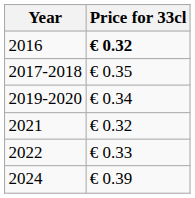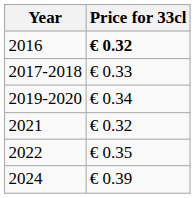(111, 71) € 0.35 -> (111, 71) € 0.33
(111, 152) € 0.33 -> (111, 152) € 0.35
